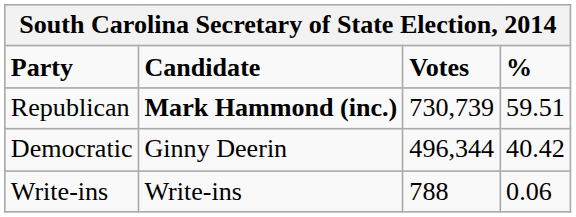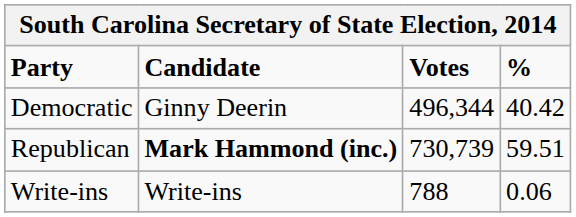rows swapped: (70, 107) <-> (72, 149)
